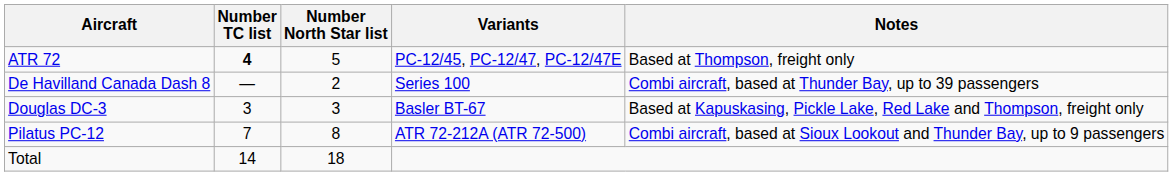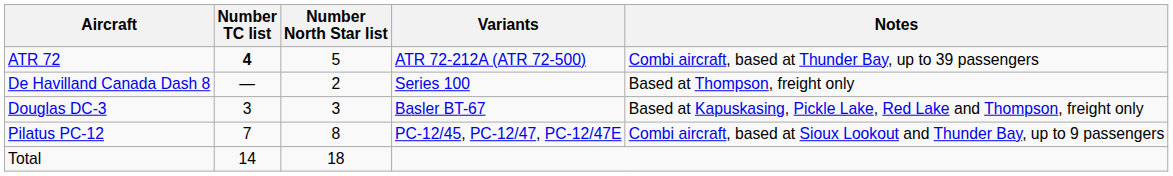(508, 59) PC-12/45, PC-12/47, PC-12/47E -> (491, 59) ATR 72-212A (ATR 72-500)
(741, 59) Based at Thompson, freight only -> (834, 59) Combi aircraft, based at Thunder Bay, up to 39 passengers
(834, 84) Combi aircraft, based at Thunder Bay, up to 39 passengers -> (741, 84) Based at Thompson, freight only
(491, 134) ATR 72-212A (ATR 72-500) -> (508, 134) PC-12/45, PC-12/47, PC-12/47E
